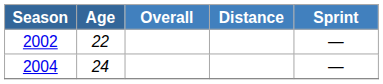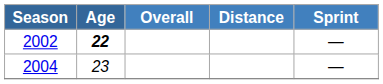(100, 42) normal -> (100, 42) bold
(100, 67) 24 -> (100, 67) 23
